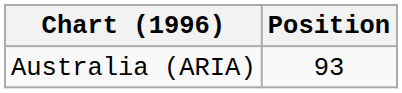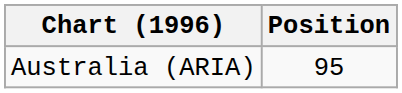(329, 67) 93 -> (329, 67) 95
